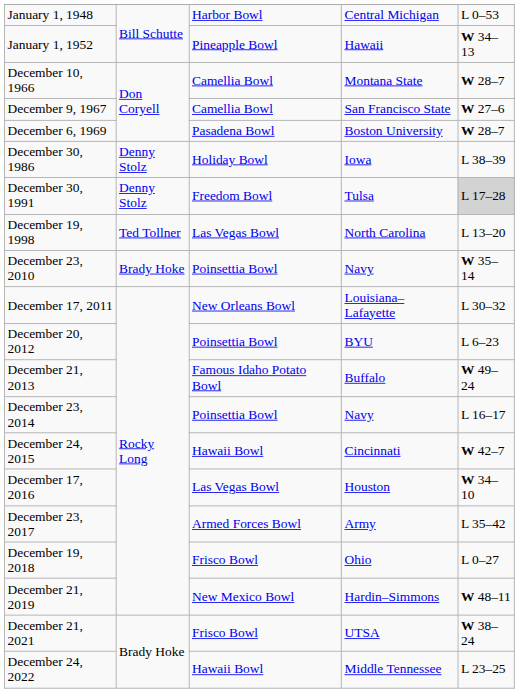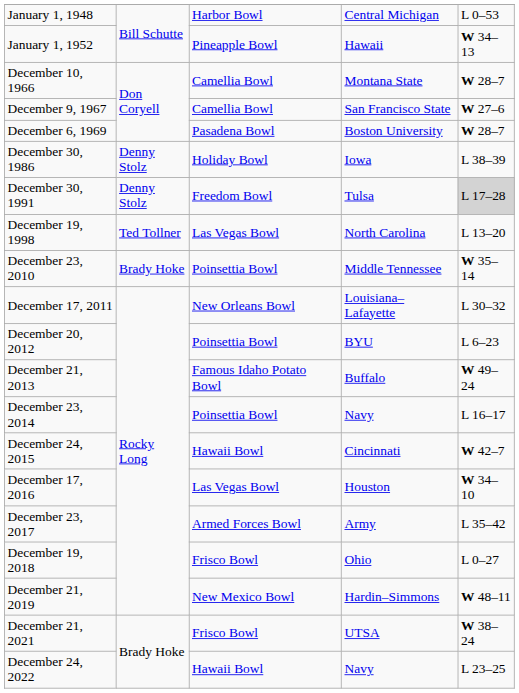(359, 268) Navy -> (393, 268) Middle Tennessee
(393, 669) Middle Tennessee -> (359, 669) Navy
